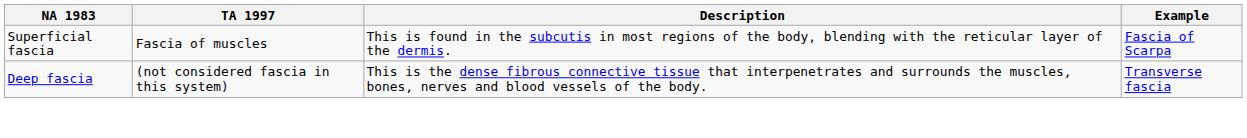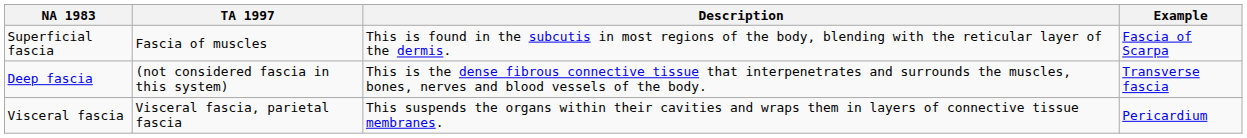+ row: (66, 115)
